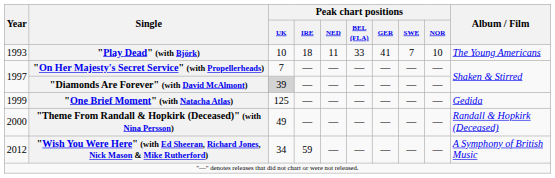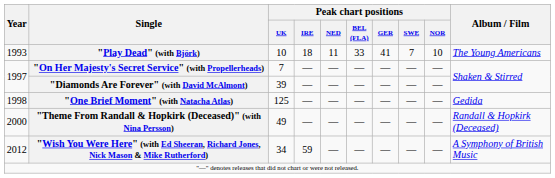(281, 84) lightgrey background -> (281, 84) no background
(17, 100) 1999 -> (17, 100) 1998
